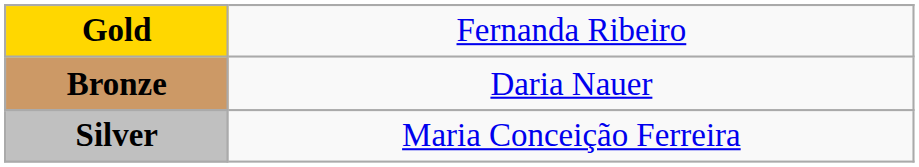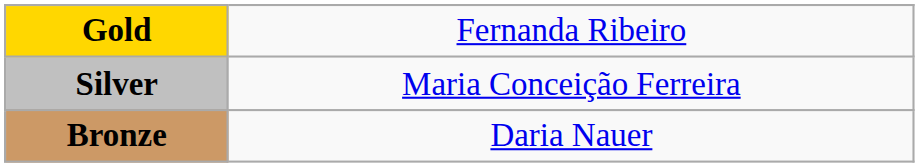rows swapped: (117, 135) <-> (117, 82)
